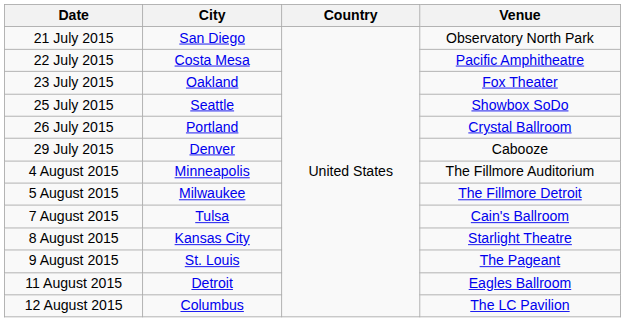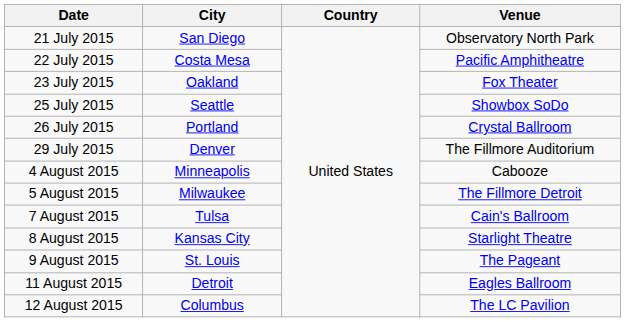(520, 149) Cabooze -> (520, 149) The Fillmore Auditorium
(520, 171) The Fillmore Auditorium -> (520, 171) Cabooze
